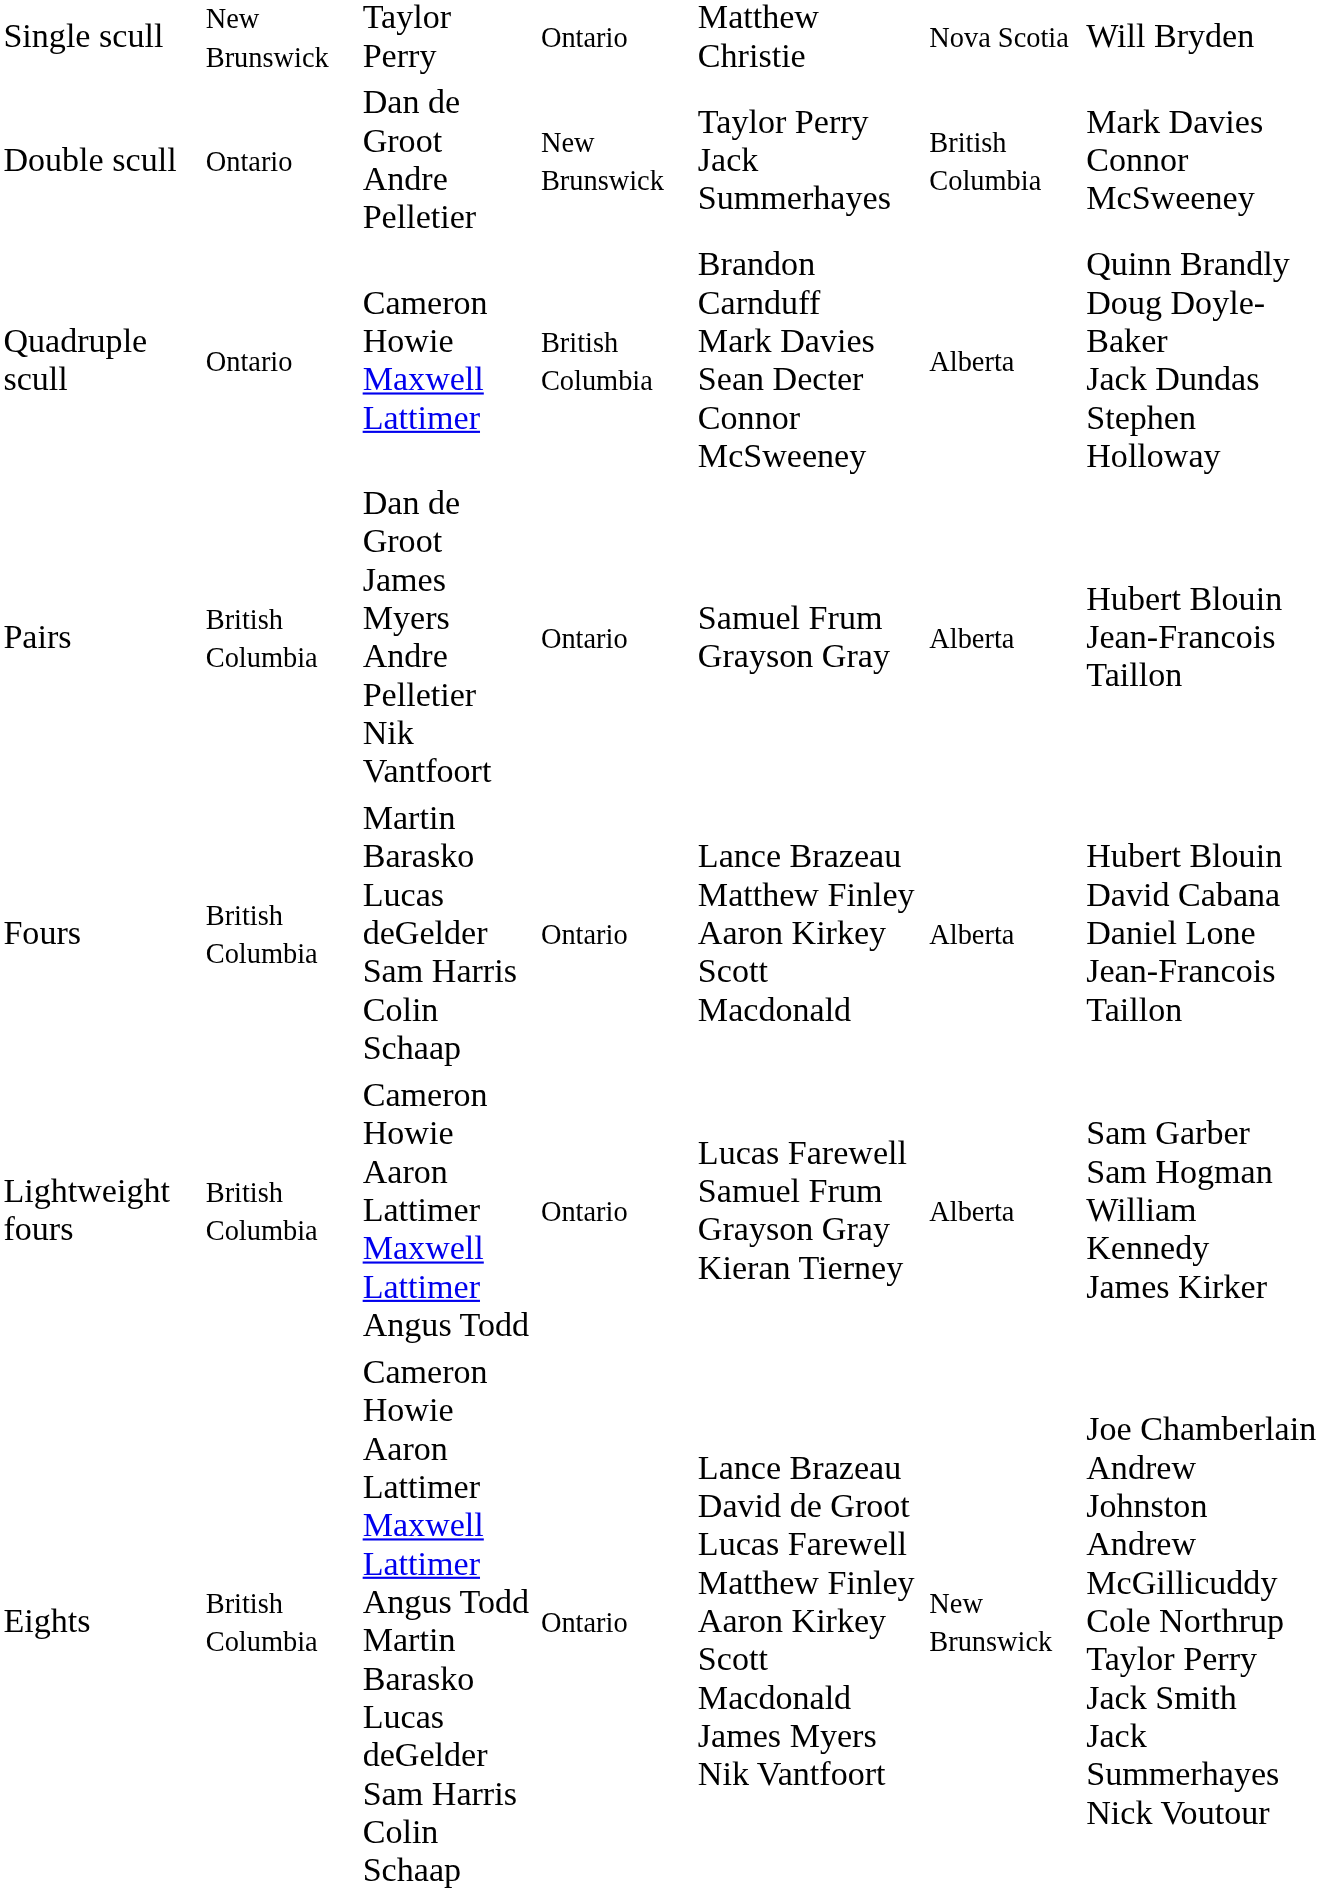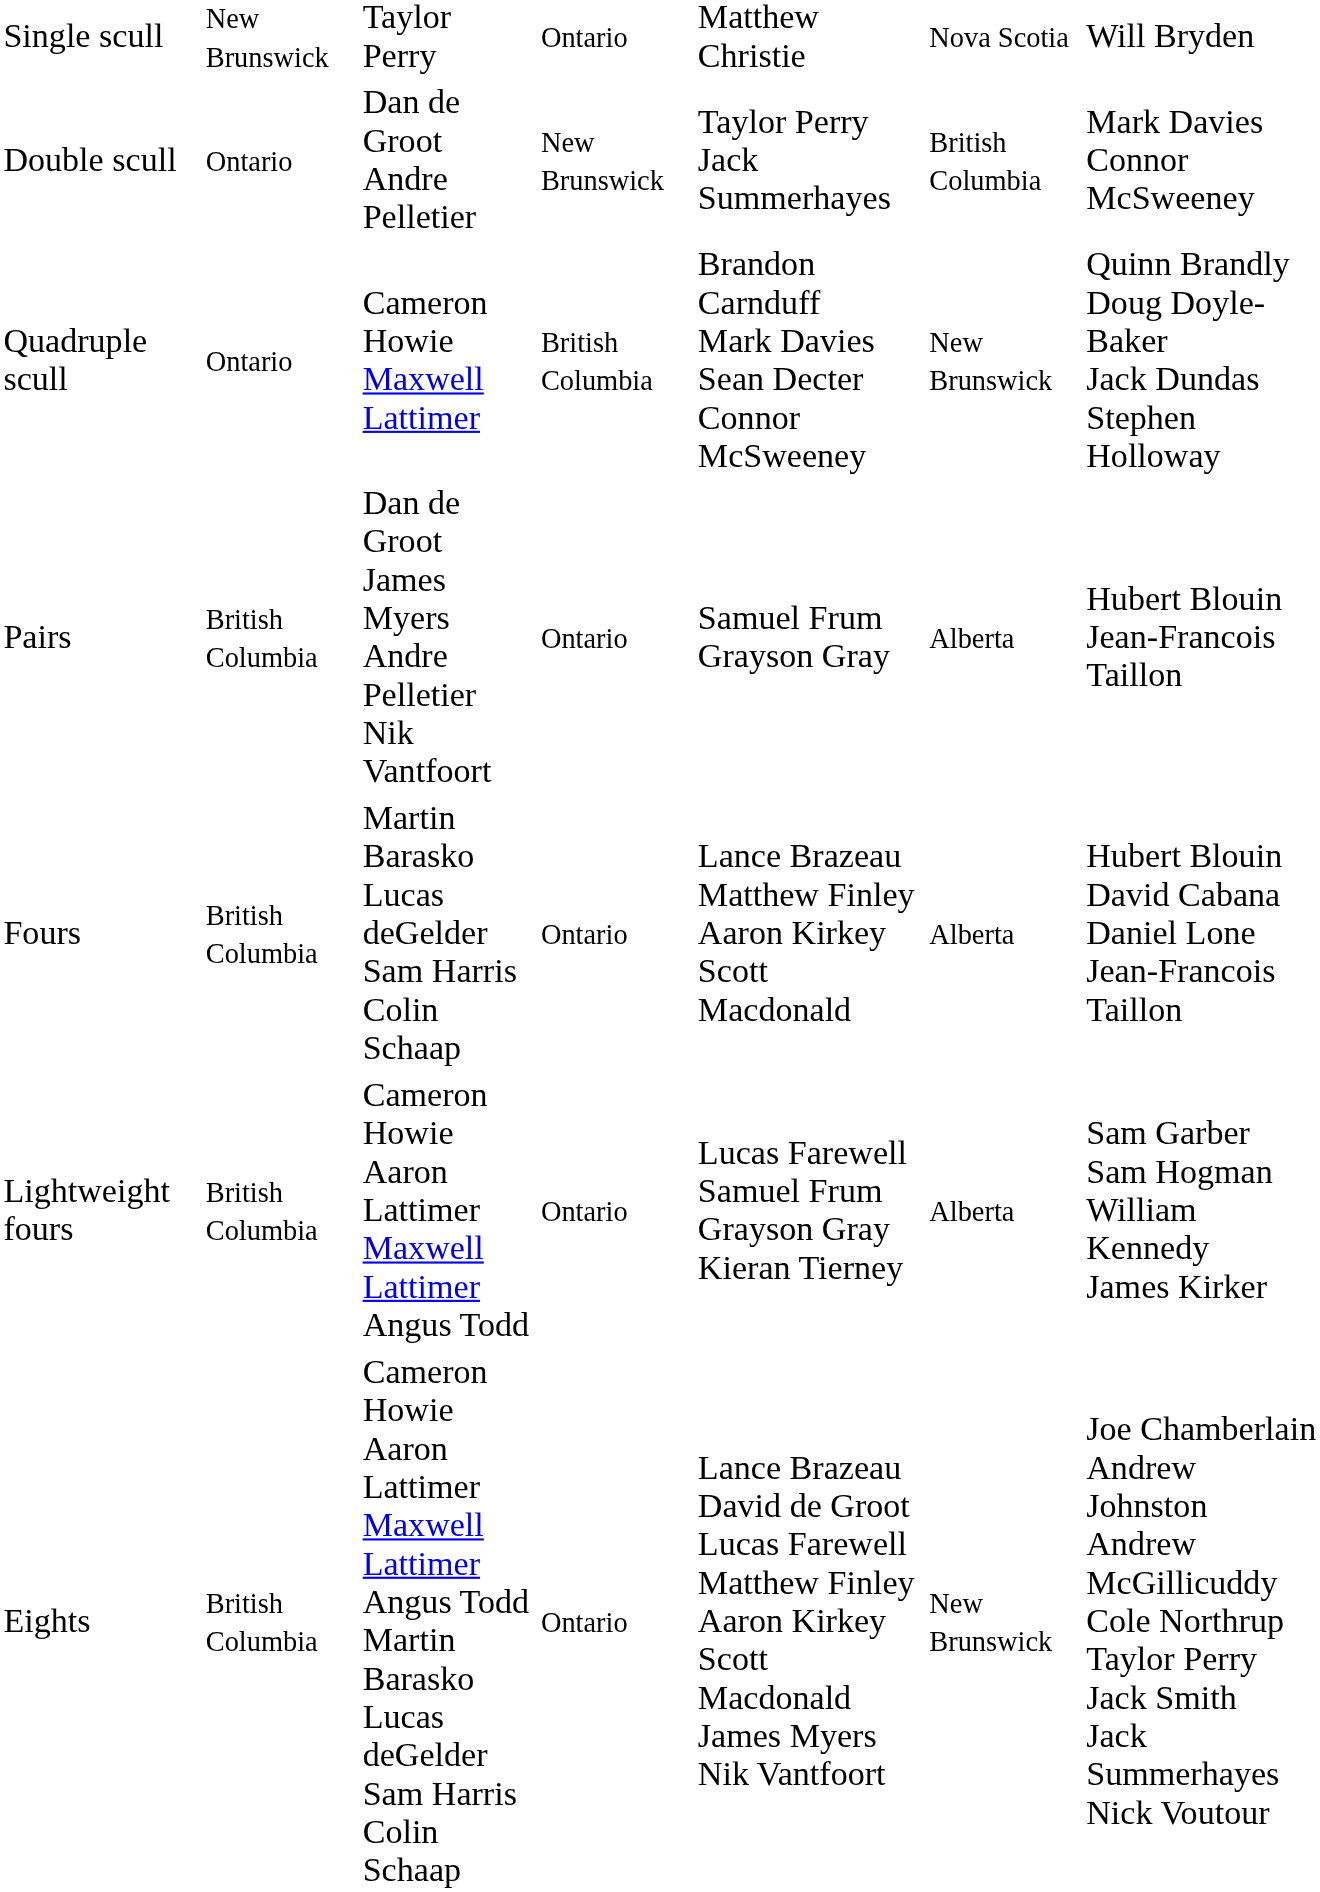(972, 362) Alberta -> (991, 362) New Brunswick
